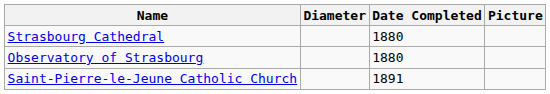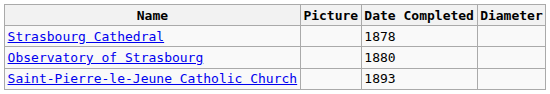columns swapped: (335, 15) <-> (515, 15)
(388, 36) 1880 -> (380, 36) 1878
(388, 79) 1891 -> (380, 79) 1893
